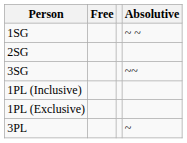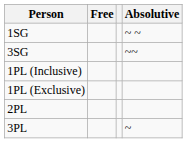- row: (18, 52)
+ row: (17, 109)
